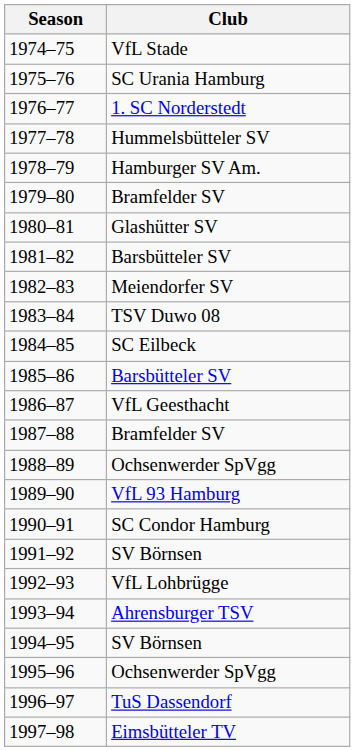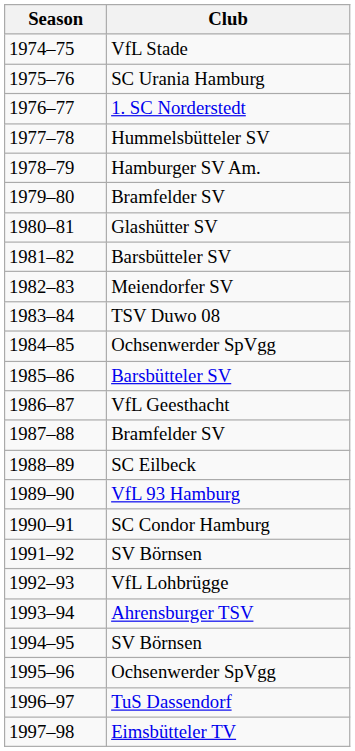(154, 345) SC Eilbeck -> (194, 345) Ochsenwerder SpVgg
(194, 464) Ochsenwerder SpVgg -> (154, 464) SC Eilbeck
